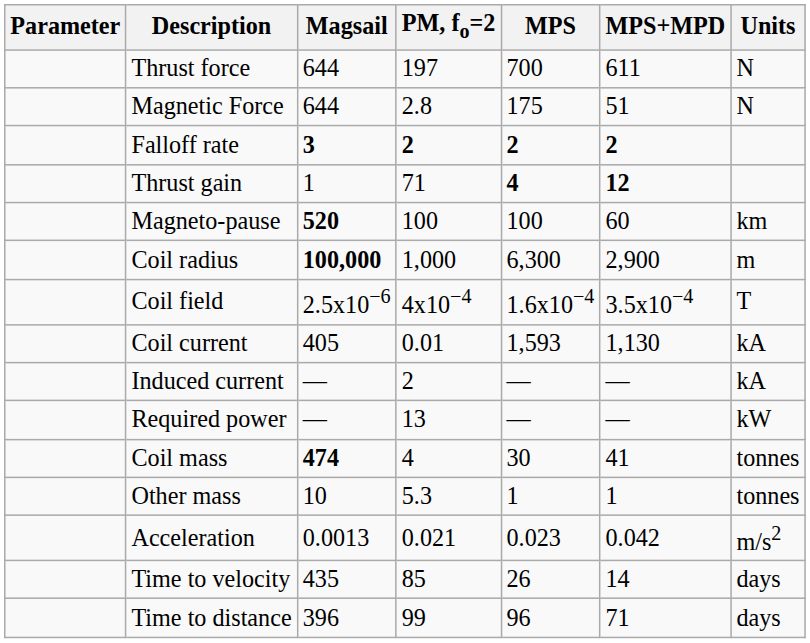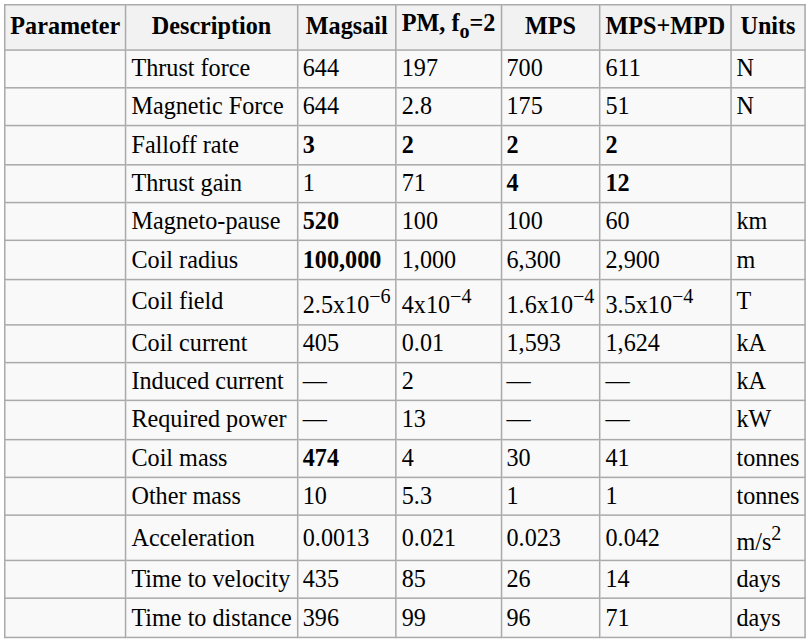(633, 343) 1,130 -> (633, 343) 1,624
